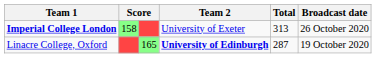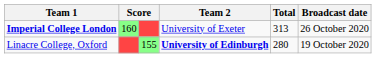(129, 28) 158 -> (129, 28) 160
(149, 45) 165 -> (149, 45) 155
(281, 45) 287 -> (281, 45) 280
